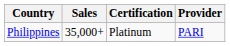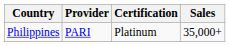columns swapped: (200, 13) <-> (84, 13)
